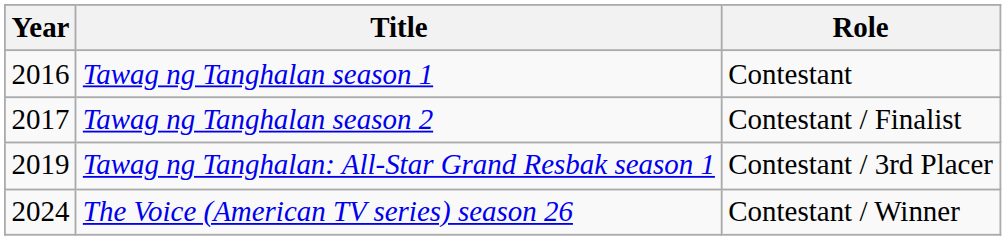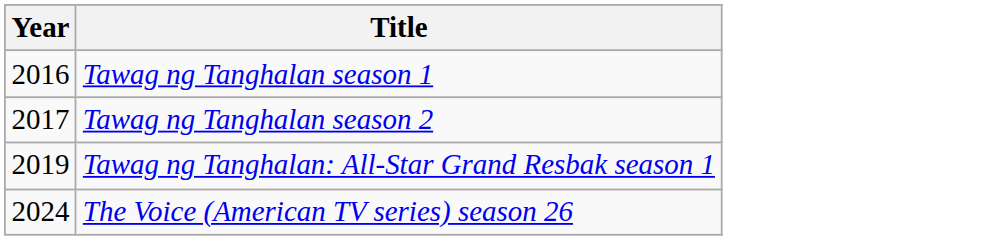- column: (861, 27)
